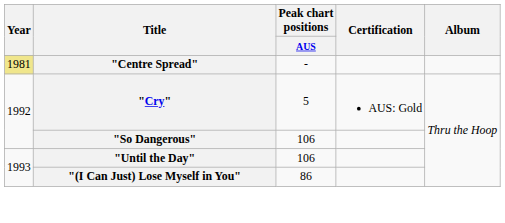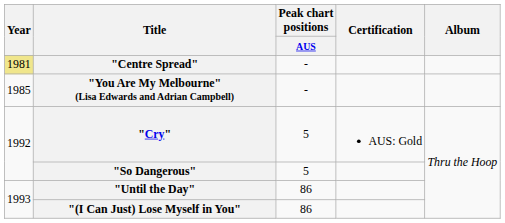+ row: (155, 90)
(306, 139) 106 -> (306, 171) 5
(306, 158) 106 -> (306, 190) 86
